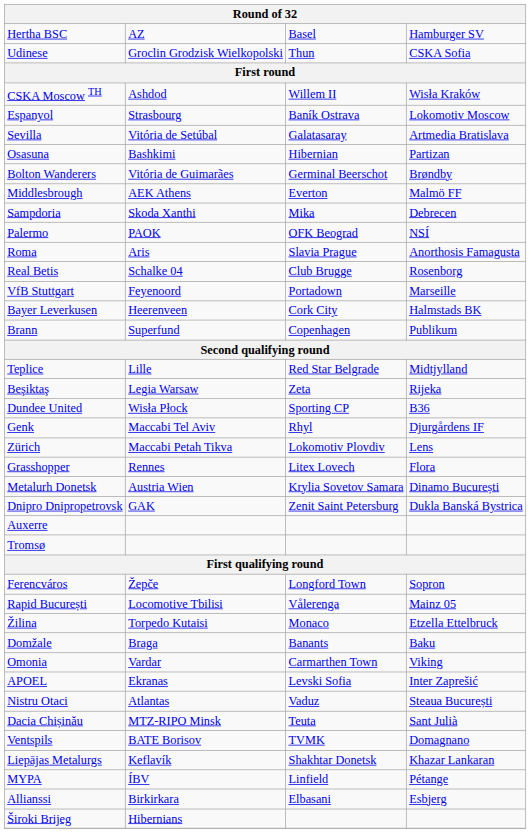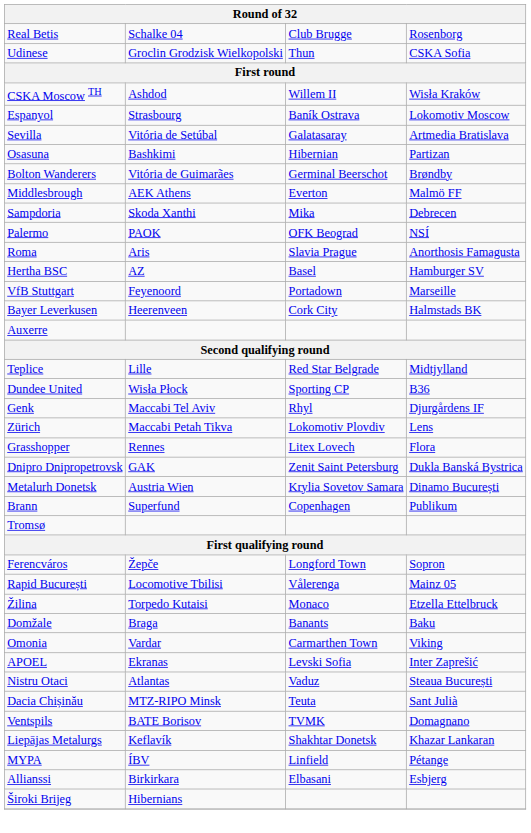rows swapped: (33, 271) <-> (37, 33)
rows swapped: (27, 525) <-> (22, 330)
- row: (28, 388)
rows swapped: (52, 486) <-> (65, 506)
